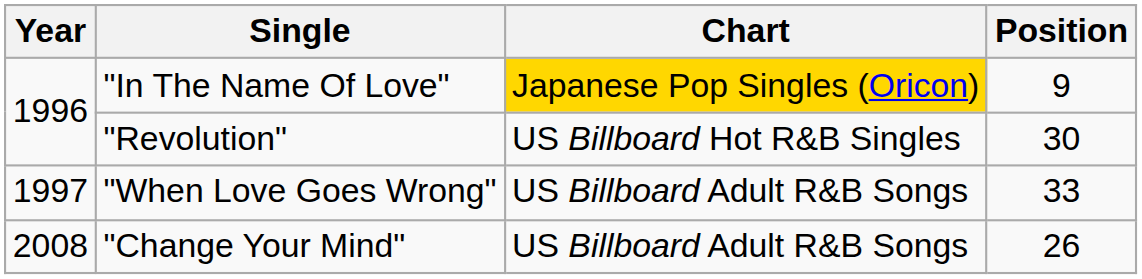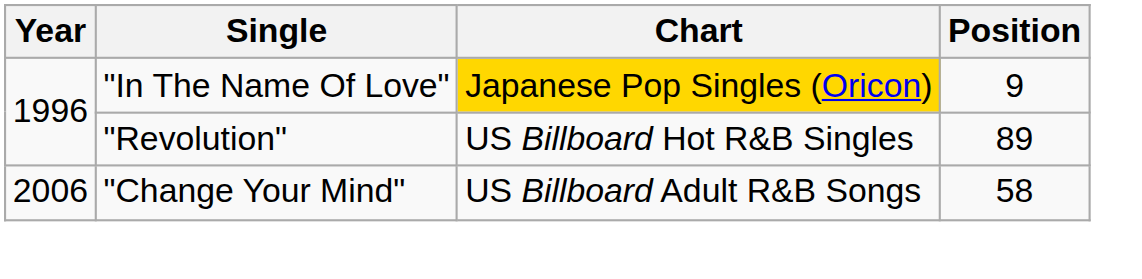(1061, 138) 30 -> (1015, 138) 89
- row: (300, 191)
(50, 245) 2008 -> (50, 191) 2006
(1061, 245) 26 -> (1015, 191) 58
